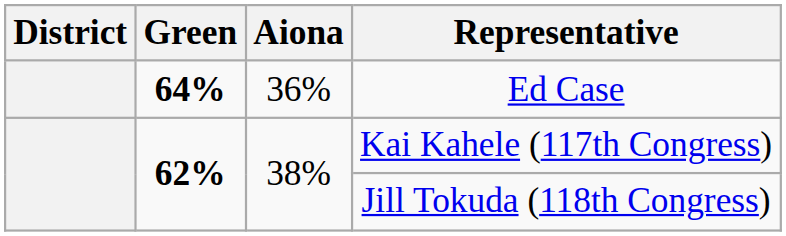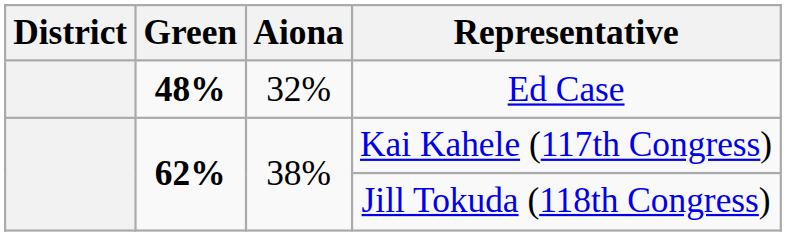(190, 88) 64% -> (190, 88) 48%
(299, 88) 36% -> (299, 88) 32%
